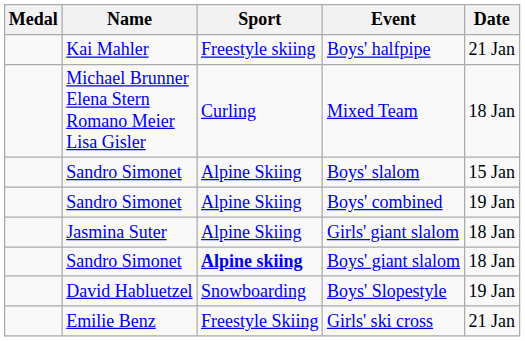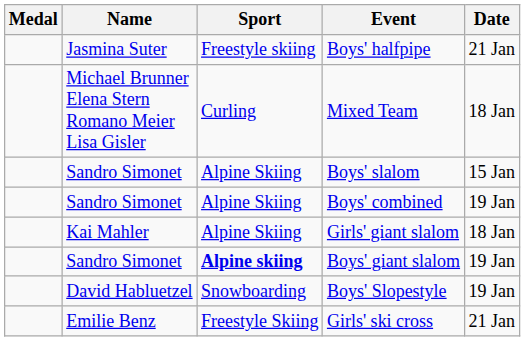(107, 49) Kai Mahler -> (116, 49) Jasmina Suter
(116, 231) Jasmina Suter -> (107, 231) Kai Mahler
(492, 261) 18 Jan -> (492, 261) 19 Jan
